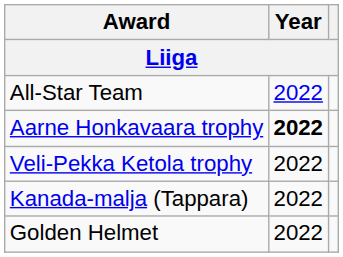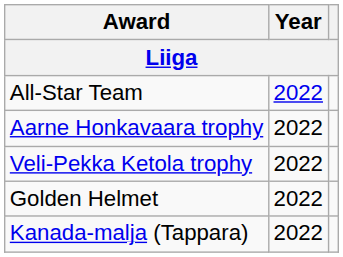(298, 127) bold -> (298, 127) normal
rows swapped: (84, 233) <-> (129, 198)
